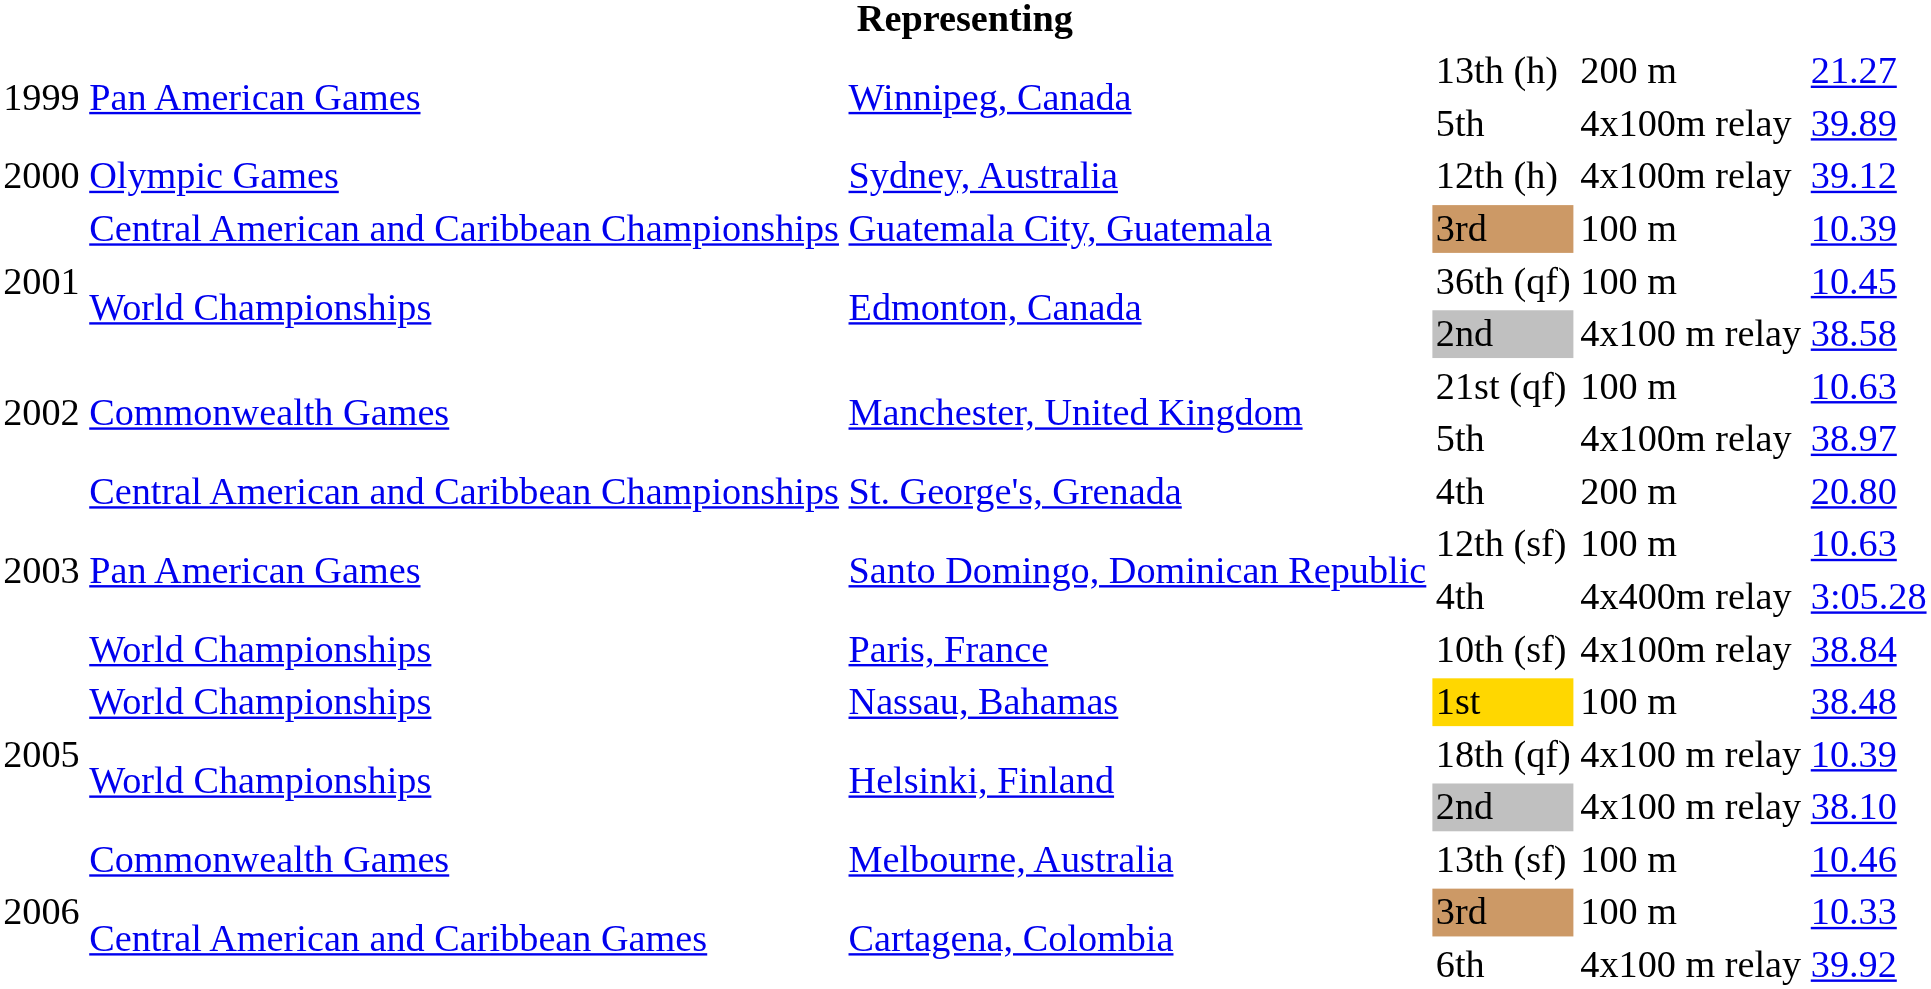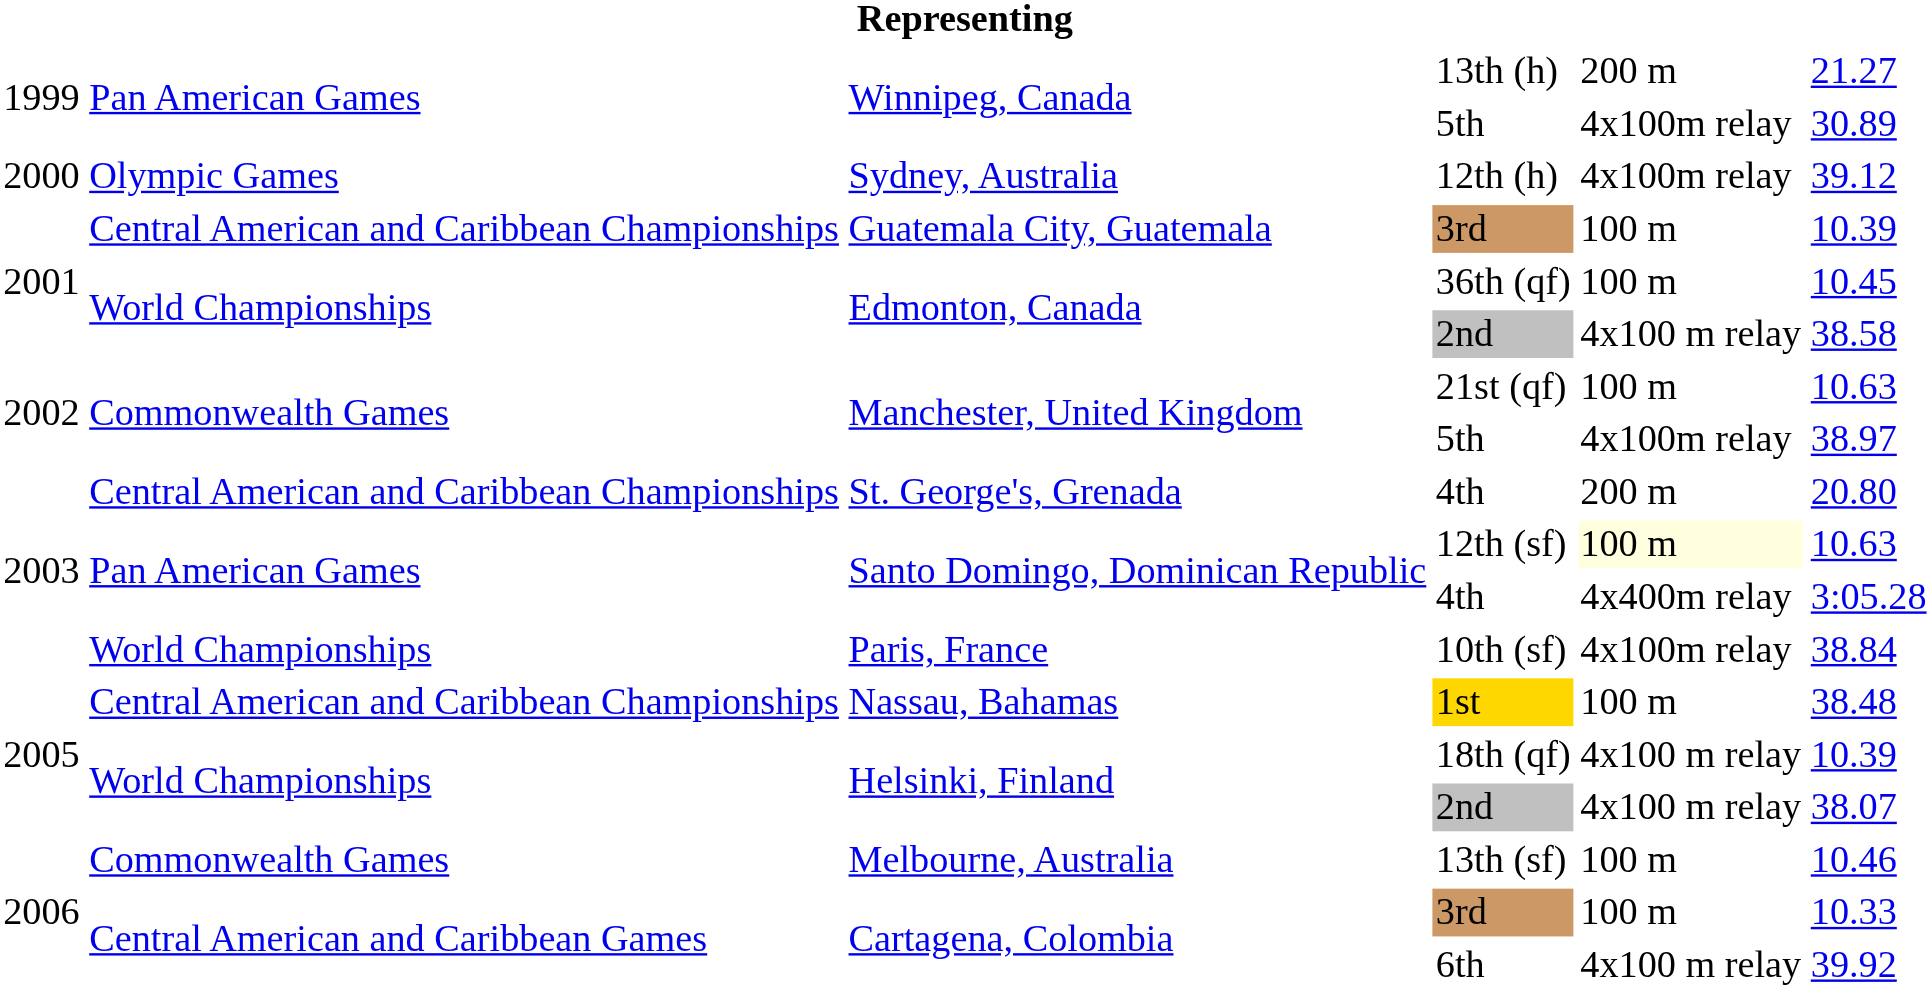(1854, 123) 39.89 -> (1854, 123) 30.89
(1629, 543) no background -> (1629, 543) lightyellow background
(260, 701) World Championships -> (464, 701) Central American and Caribbean Championships
(1854, 806) 38.10 -> (1854, 806) 38.07
